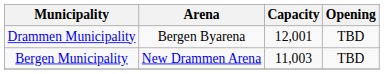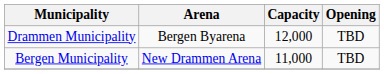(294, 36) 12,001 -> (294, 36) 12,000
(294, 58) 11,003 -> (294, 58) 11,000
